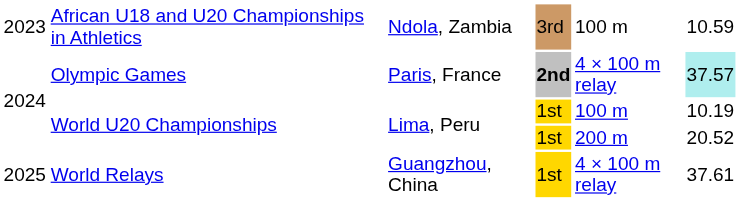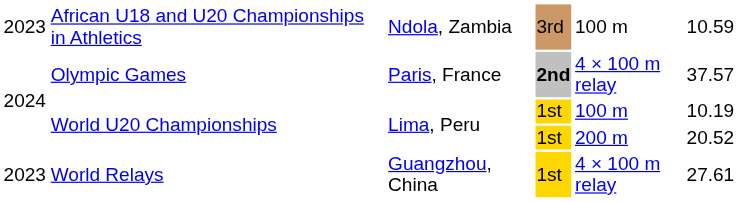(710, 74) paleturquoise background -> (710, 74) no background
(25, 174) 2025 -> (25, 174) 2023
(710, 174) 37.61 -> (710, 174) 27.61
